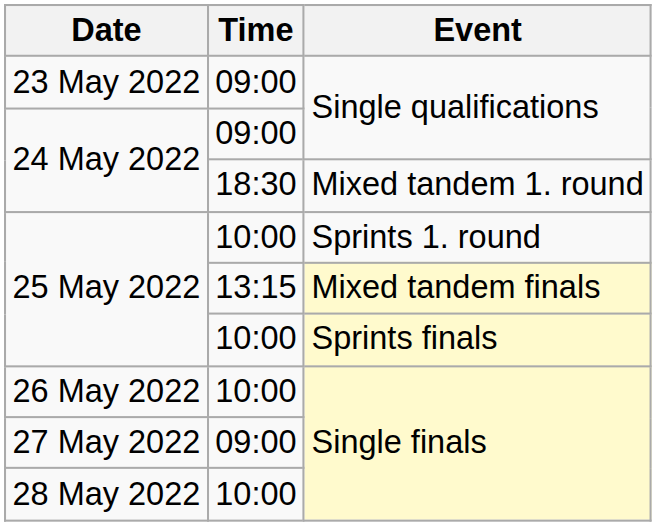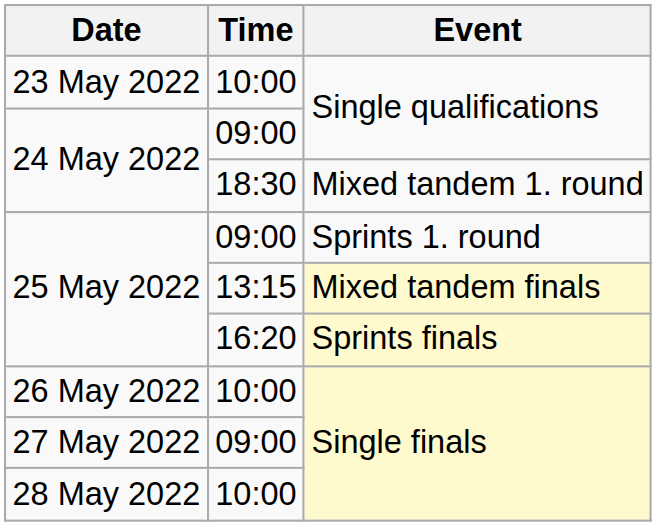(256, 81) 09:00 -> (256, 81) 10:00
(256, 236) 10:00 -> (256, 236) 09:00
(256, 339) 10:00 -> (256, 339) 16:20
